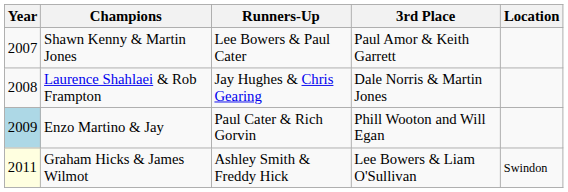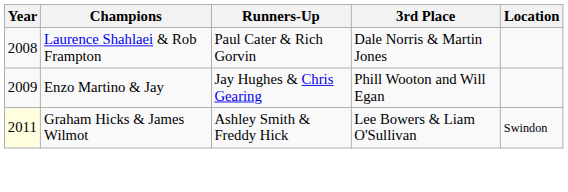- row: (115, 47)
(274, 87) Jay Hughes & Chris Gearing -> (269, 47) Paul Cater & Rich Gorvin
(23, 127) lightblue background -> (23, 87) no background
(269, 127) Paul Cater & Rich Gorvin -> (274, 87) Jay Hughes & Chris Gearing
